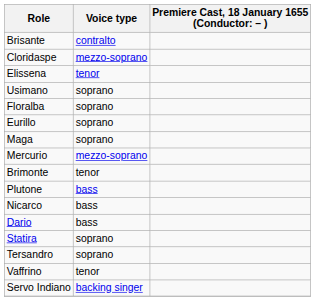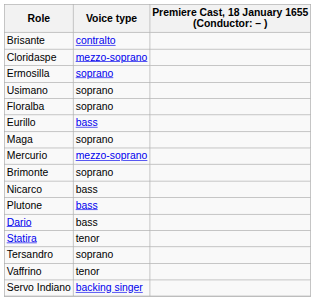- row: (26, 73)
+ row: (28, 73)
(94, 123) soprano -> (87, 123) bass
(88, 172) tenor -> (94, 172) soprano
rows swapped: (24, 189) <-> (24, 205)
(94, 238) soprano -> (88, 238) tenor
